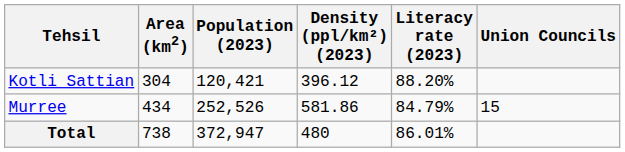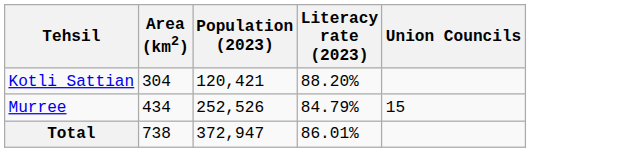- column: (344, 36)
